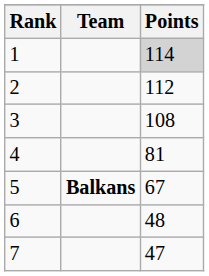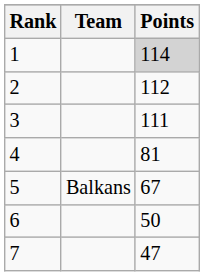(160, 121) 108 -> (155, 121) 111
(101, 187) bold -> (98, 187) normal
(155, 221) 48 -> (150, 221) 50
